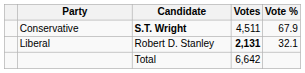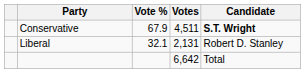columns swapped: (182, 12) <-> (282, 12)
(248, 44) bold -> (186, 44) normal
